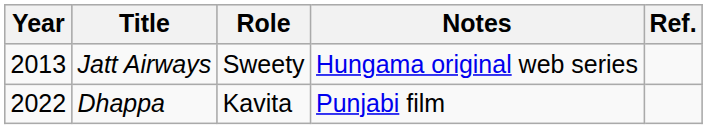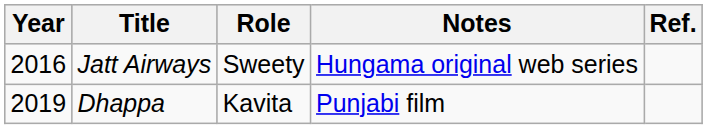(38, 63) 2013 -> (38, 63) 2016
(38, 103) 2022 -> (38, 103) 2019
